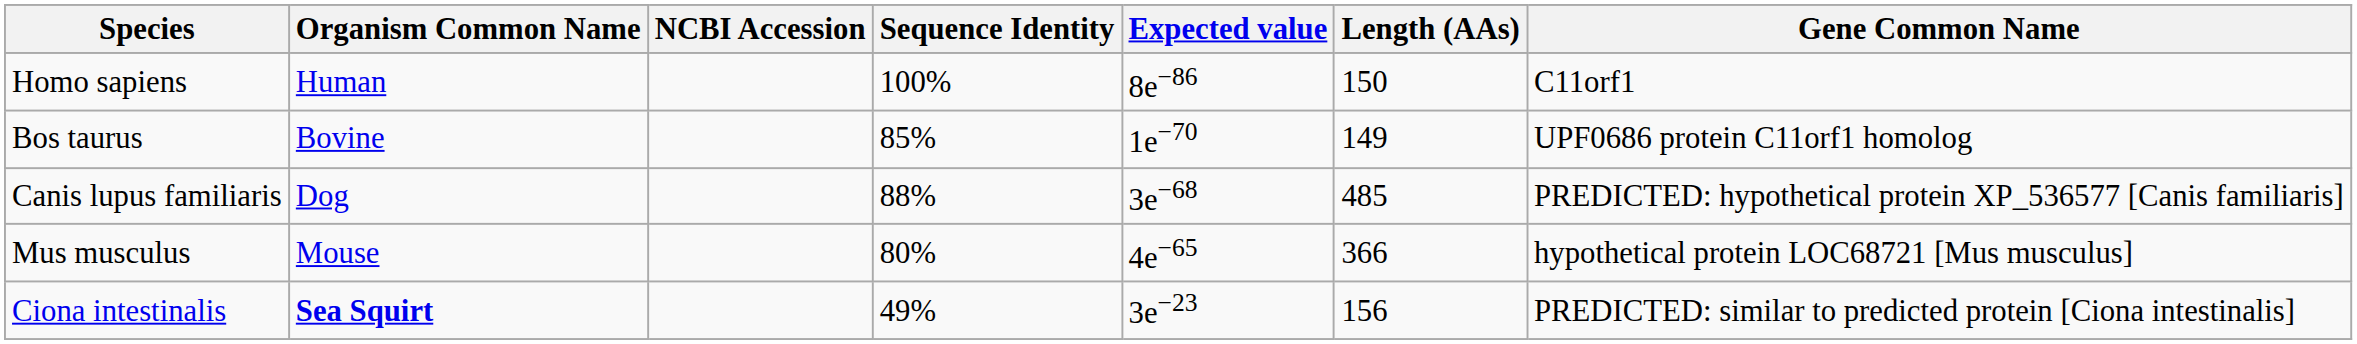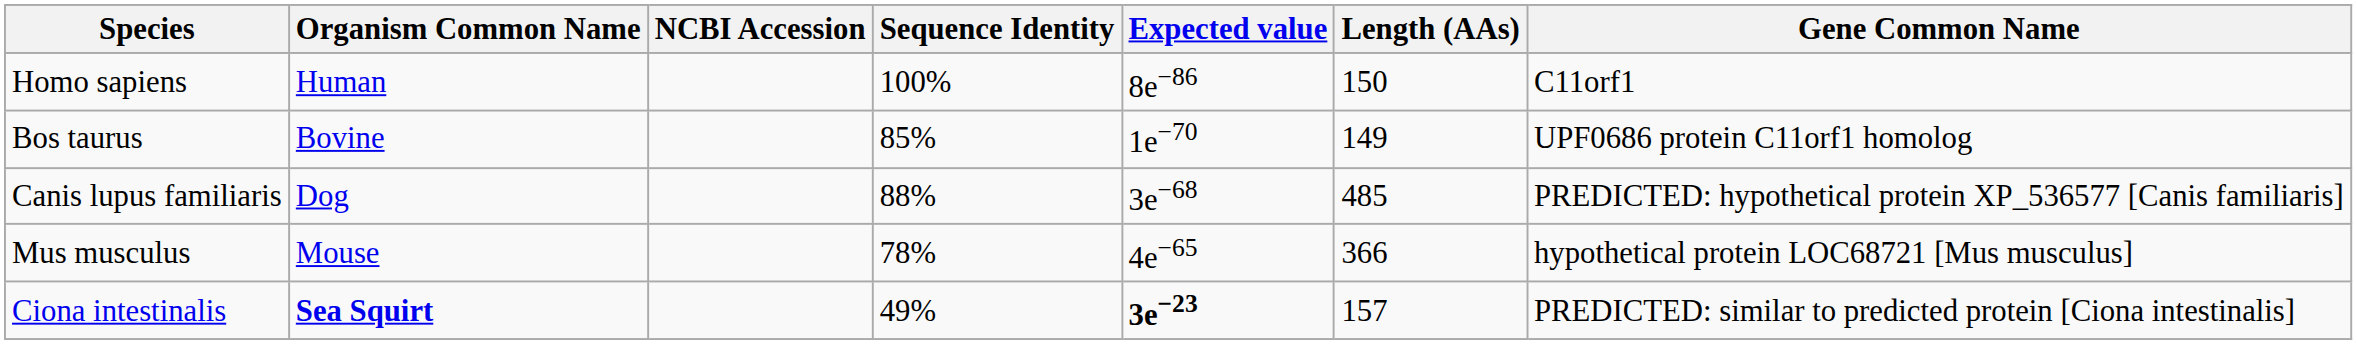(908, 252) 80% -> (908, 252) 78%
(1163, 309) normal -> (1163, 309) bold
(1365, 309) 156 -> (1365, 309) 157
